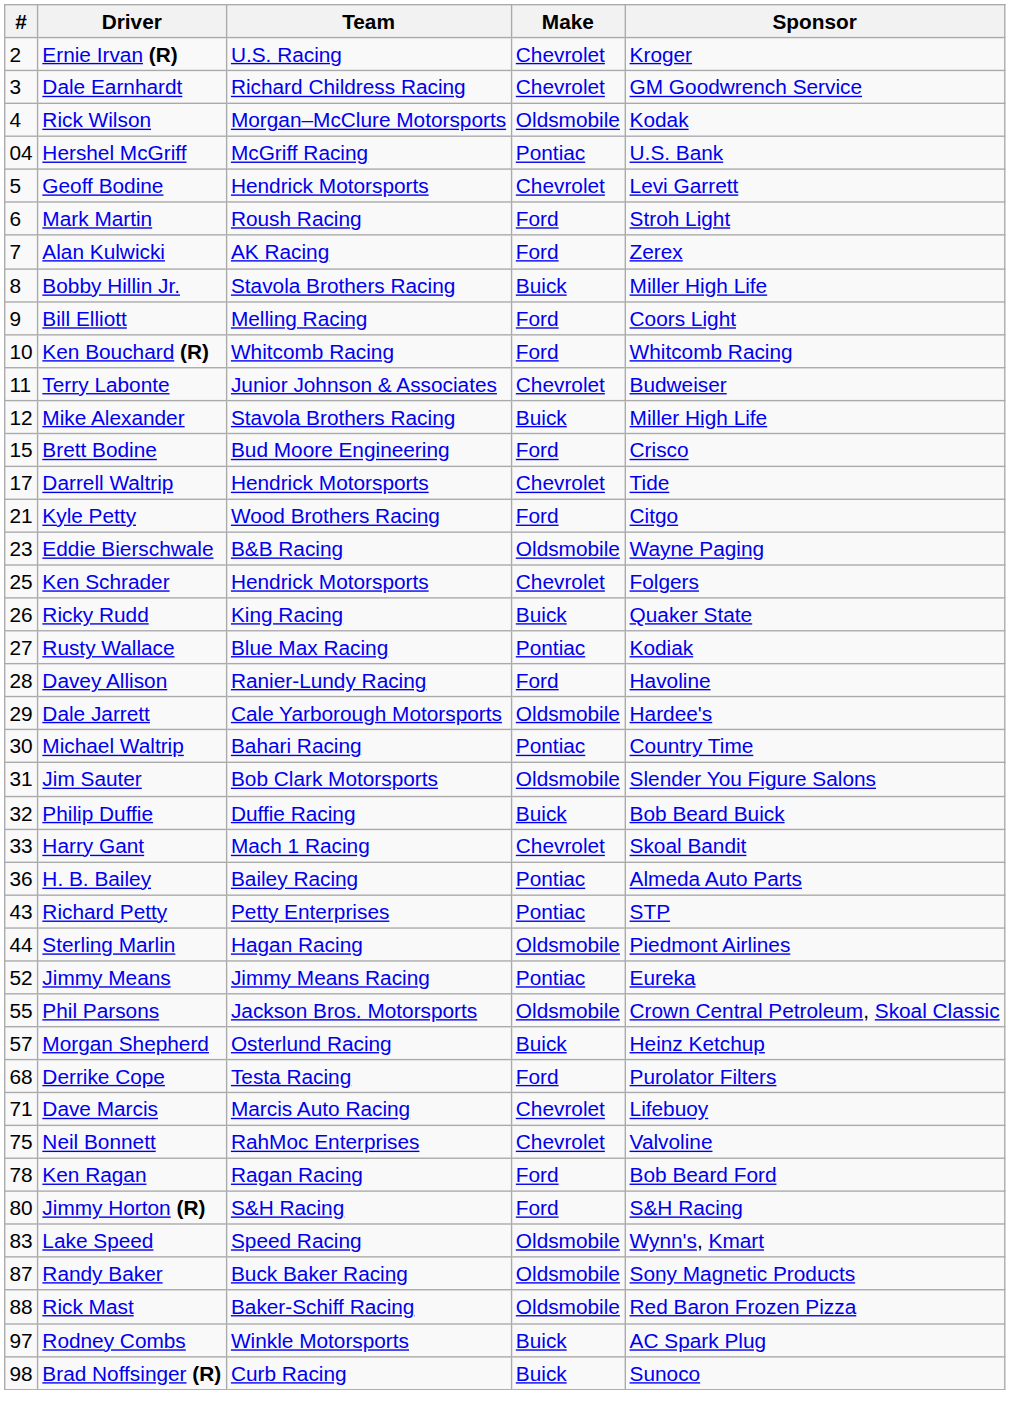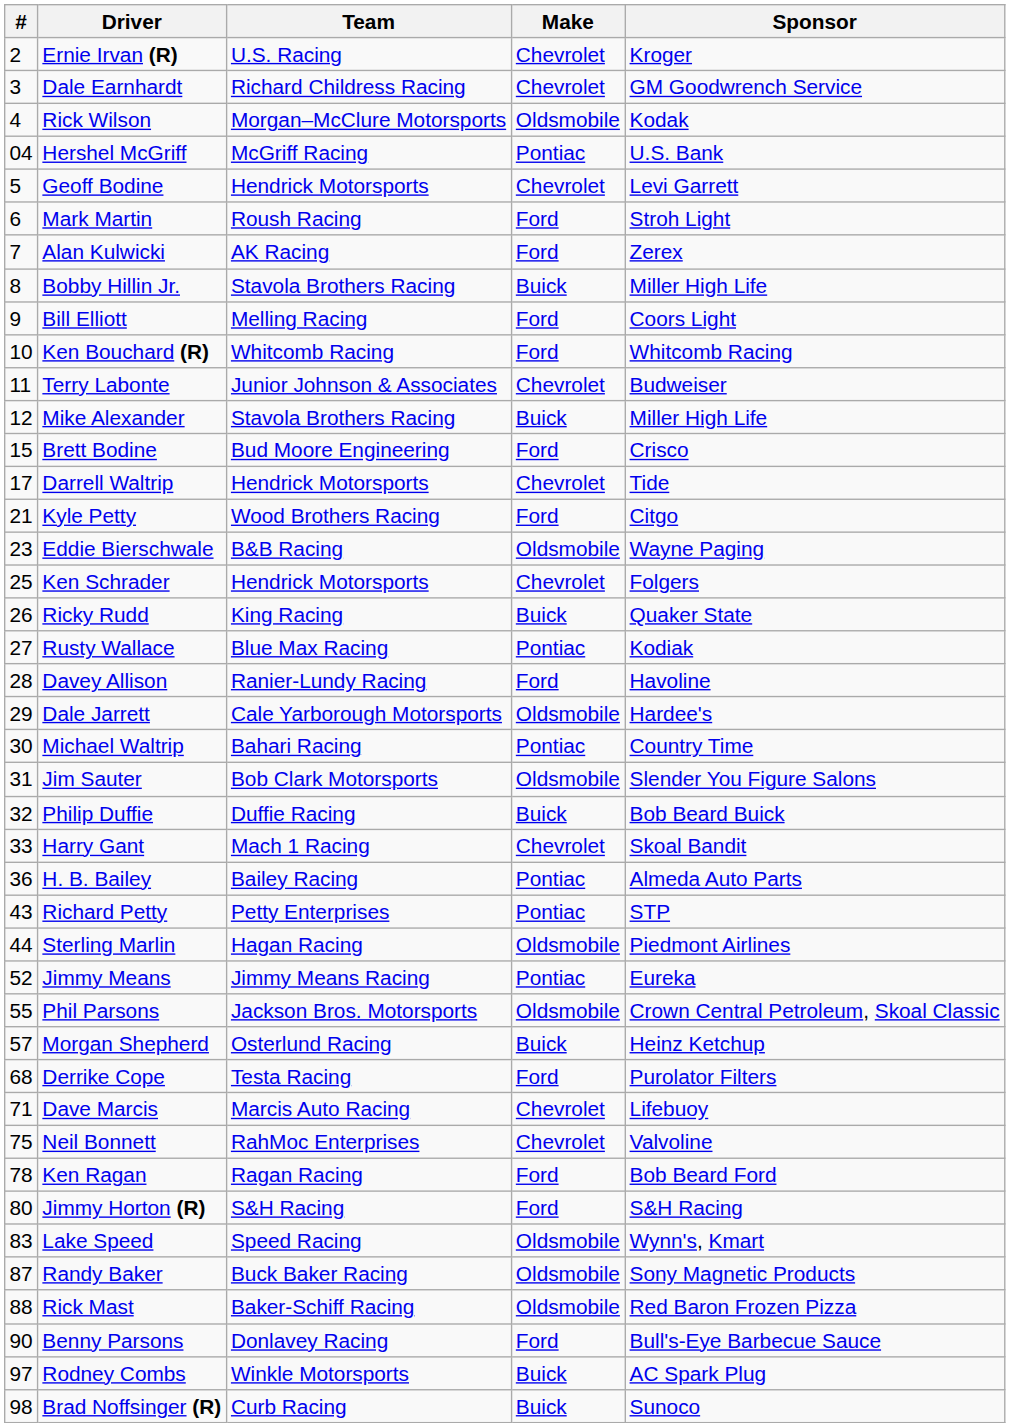+ row: (113, 1340)
